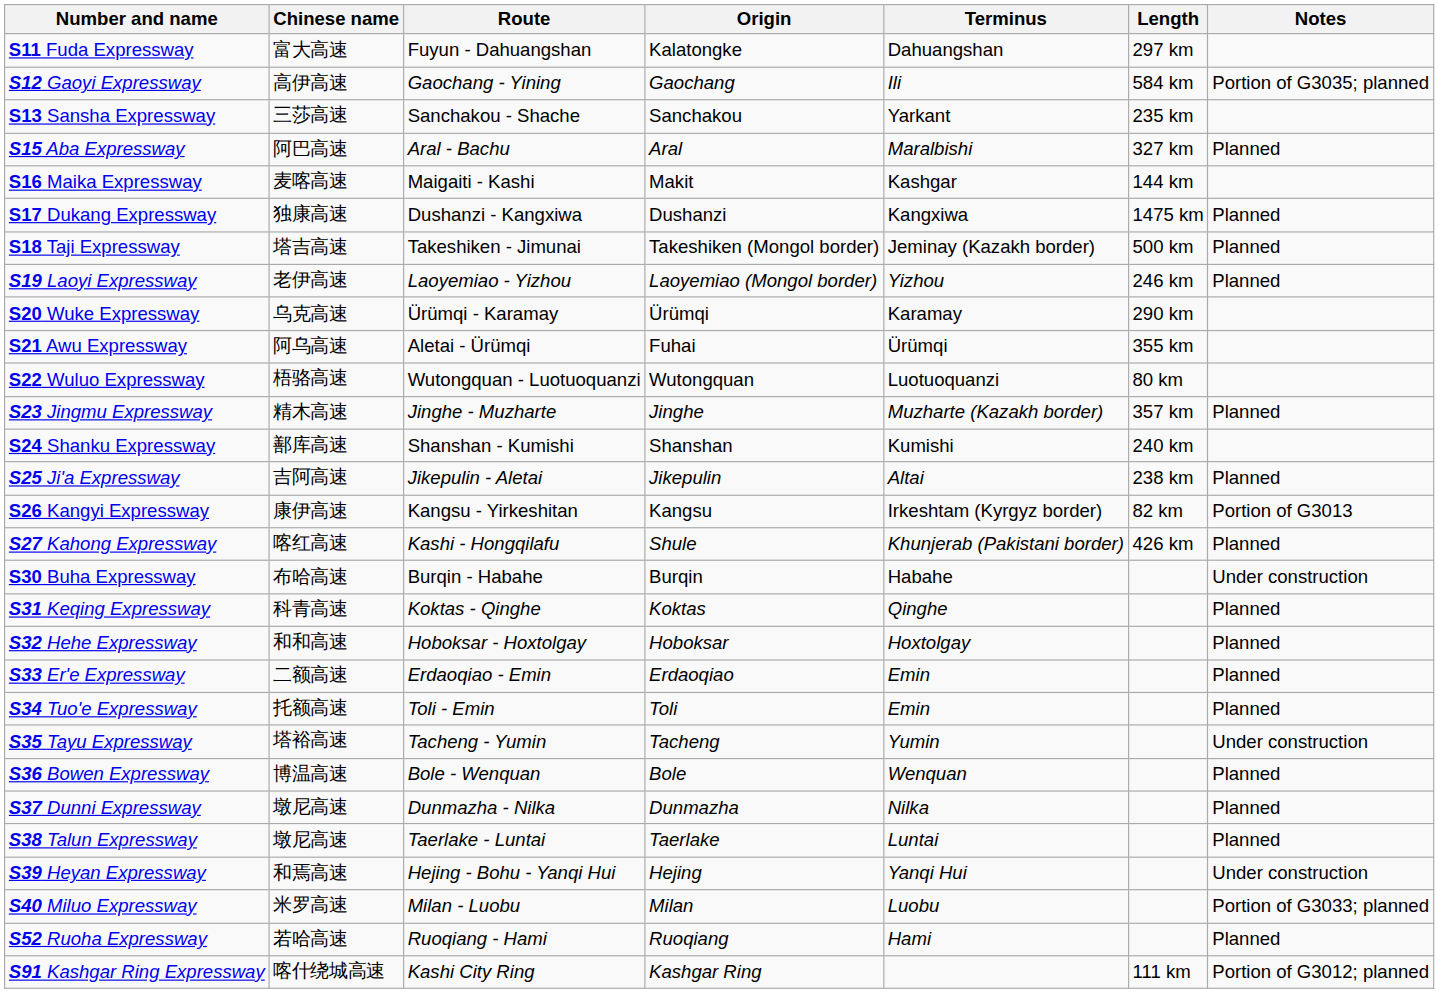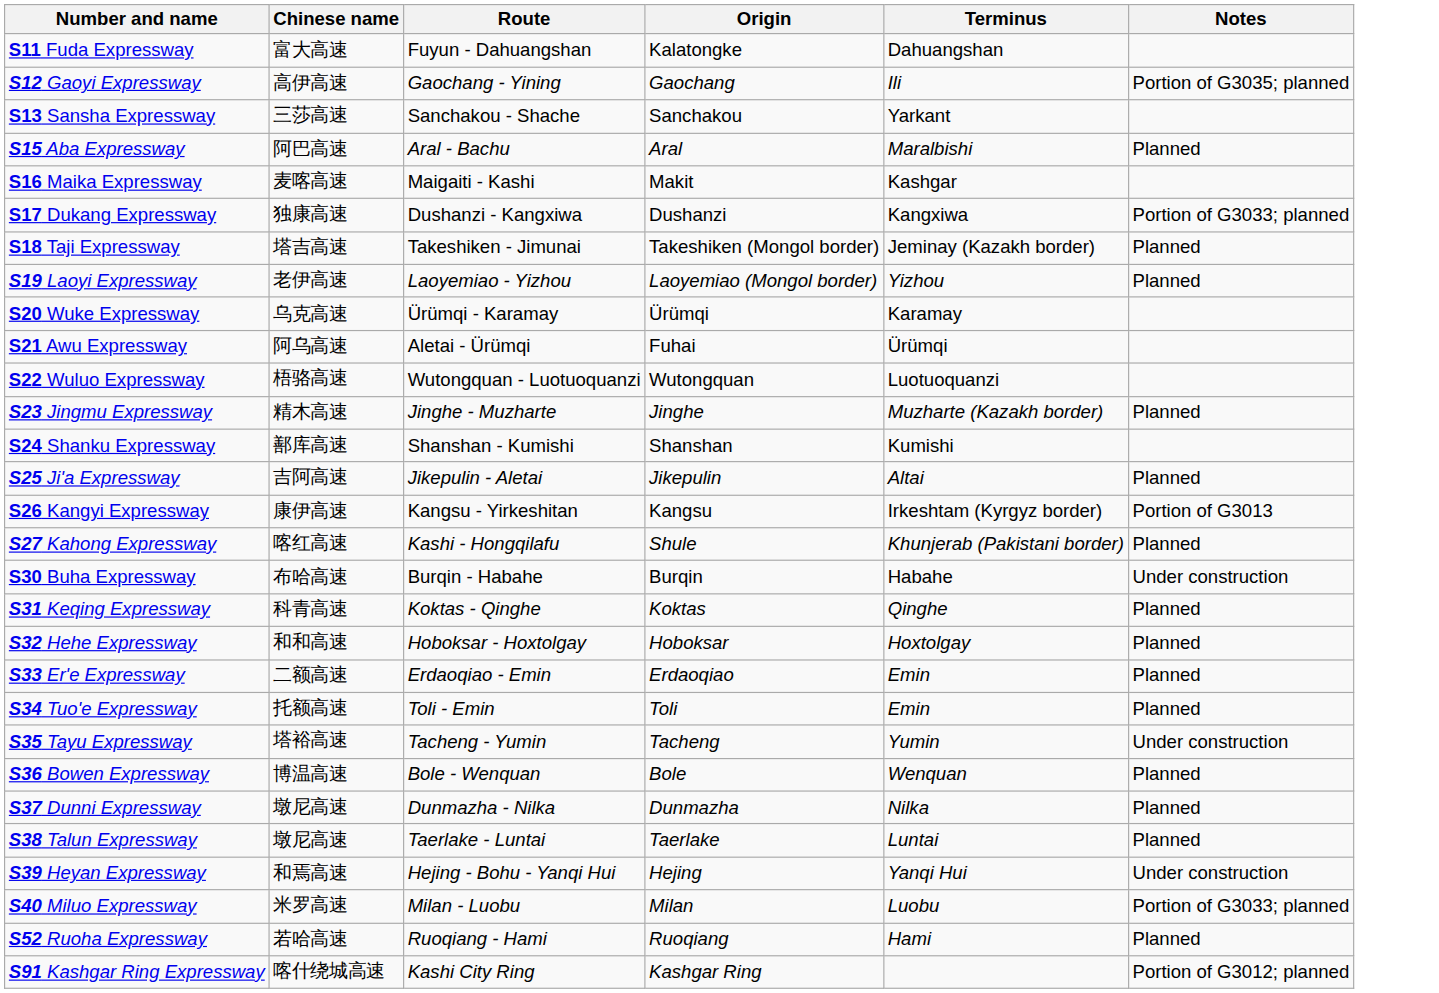- column: (1168, 19)
(1246, 214) Planned -> (1241, 214) Portion of G3033; planned
